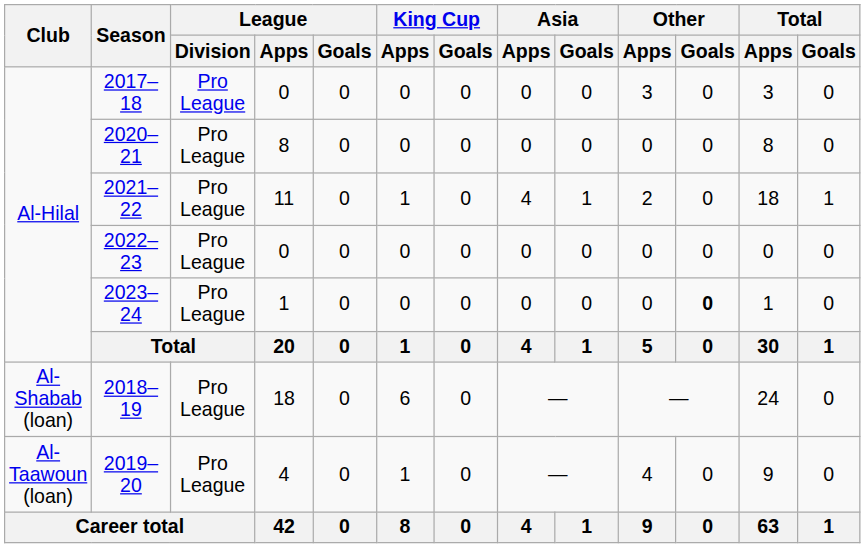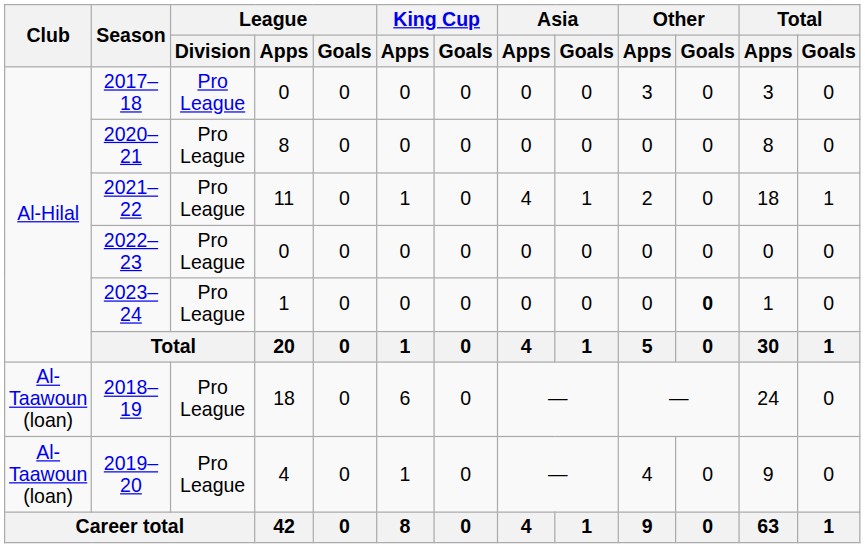(48, 399) Al-Shabab (loan) -> (48, 399) Al-Taawoun (loan)
